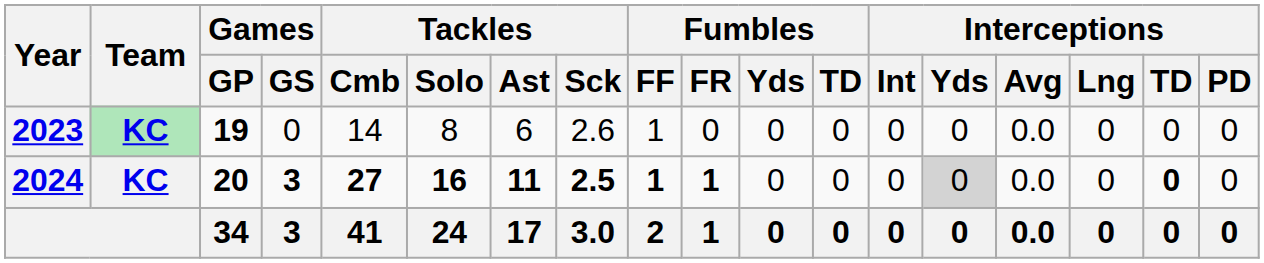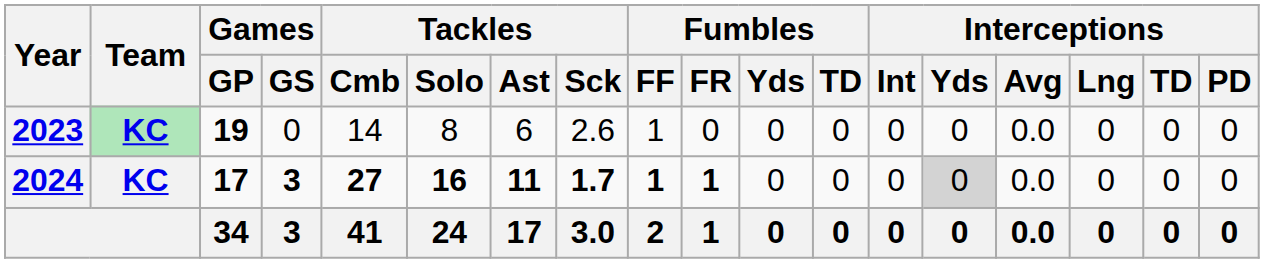(231, 181) 20 -> (231, 181) 17
(593, 181) 2.5 -> (593, 181) 1.7
(1171, 181) bold -> (1171, 181) normal
